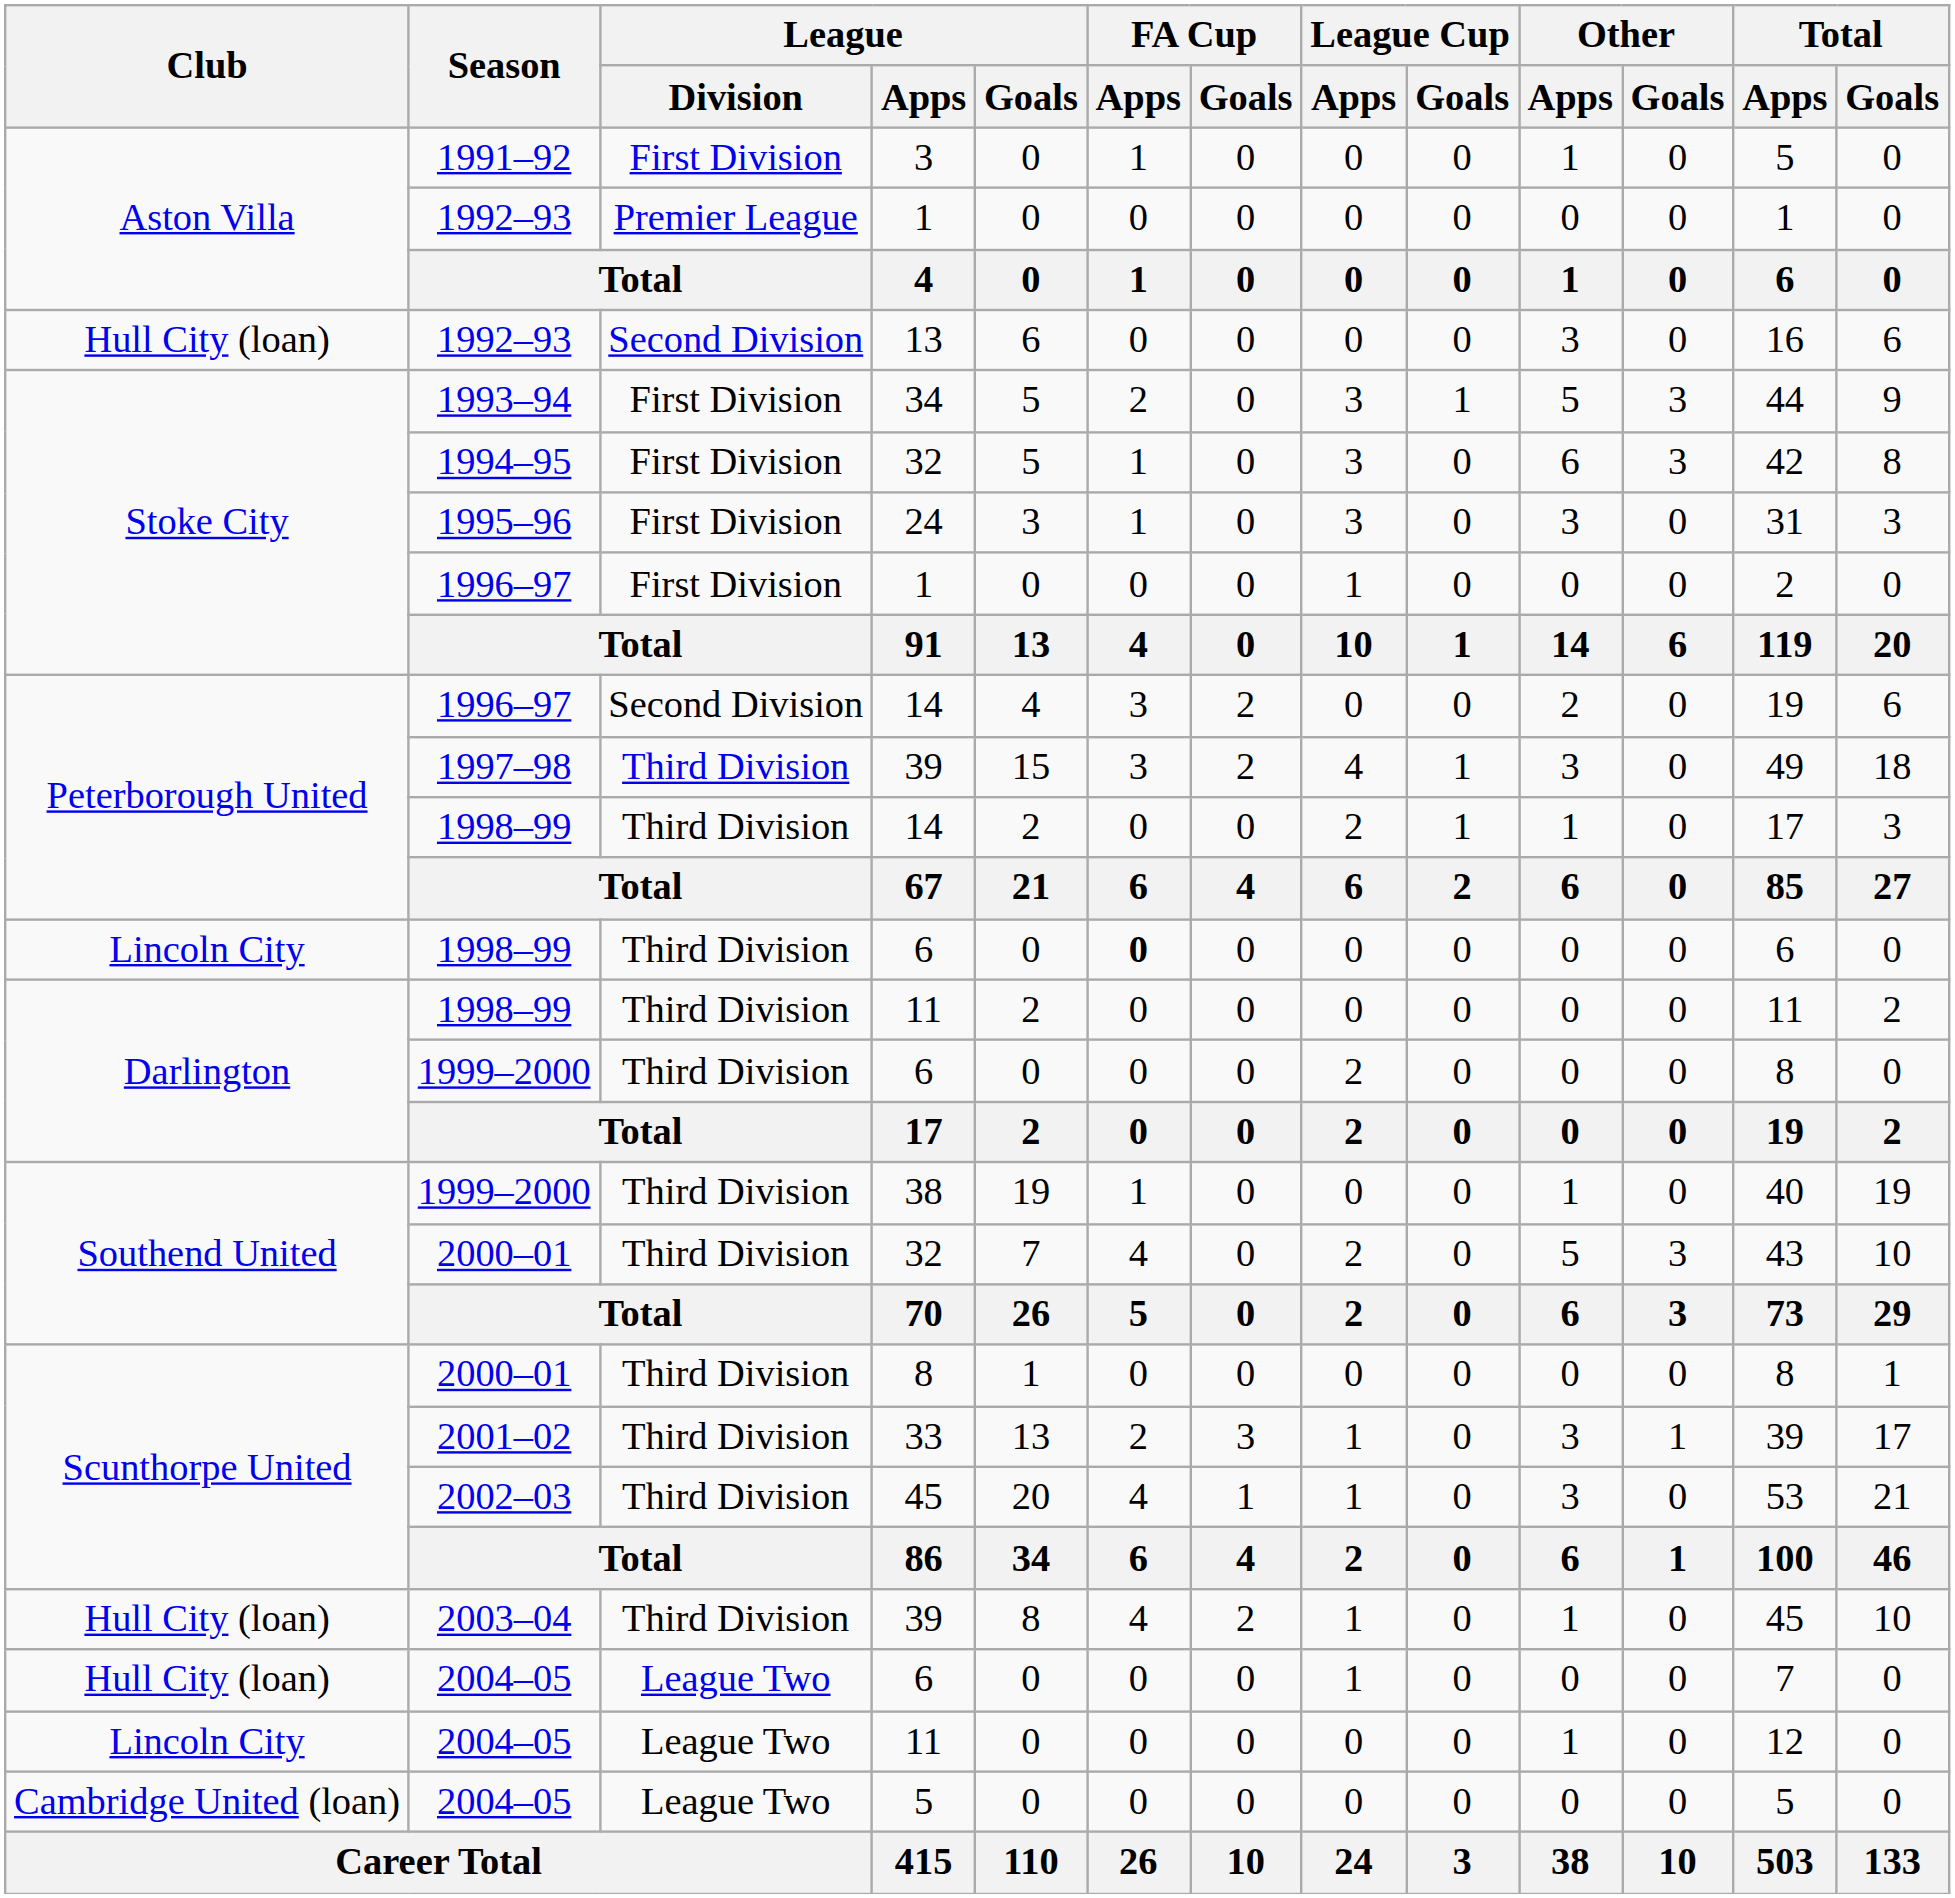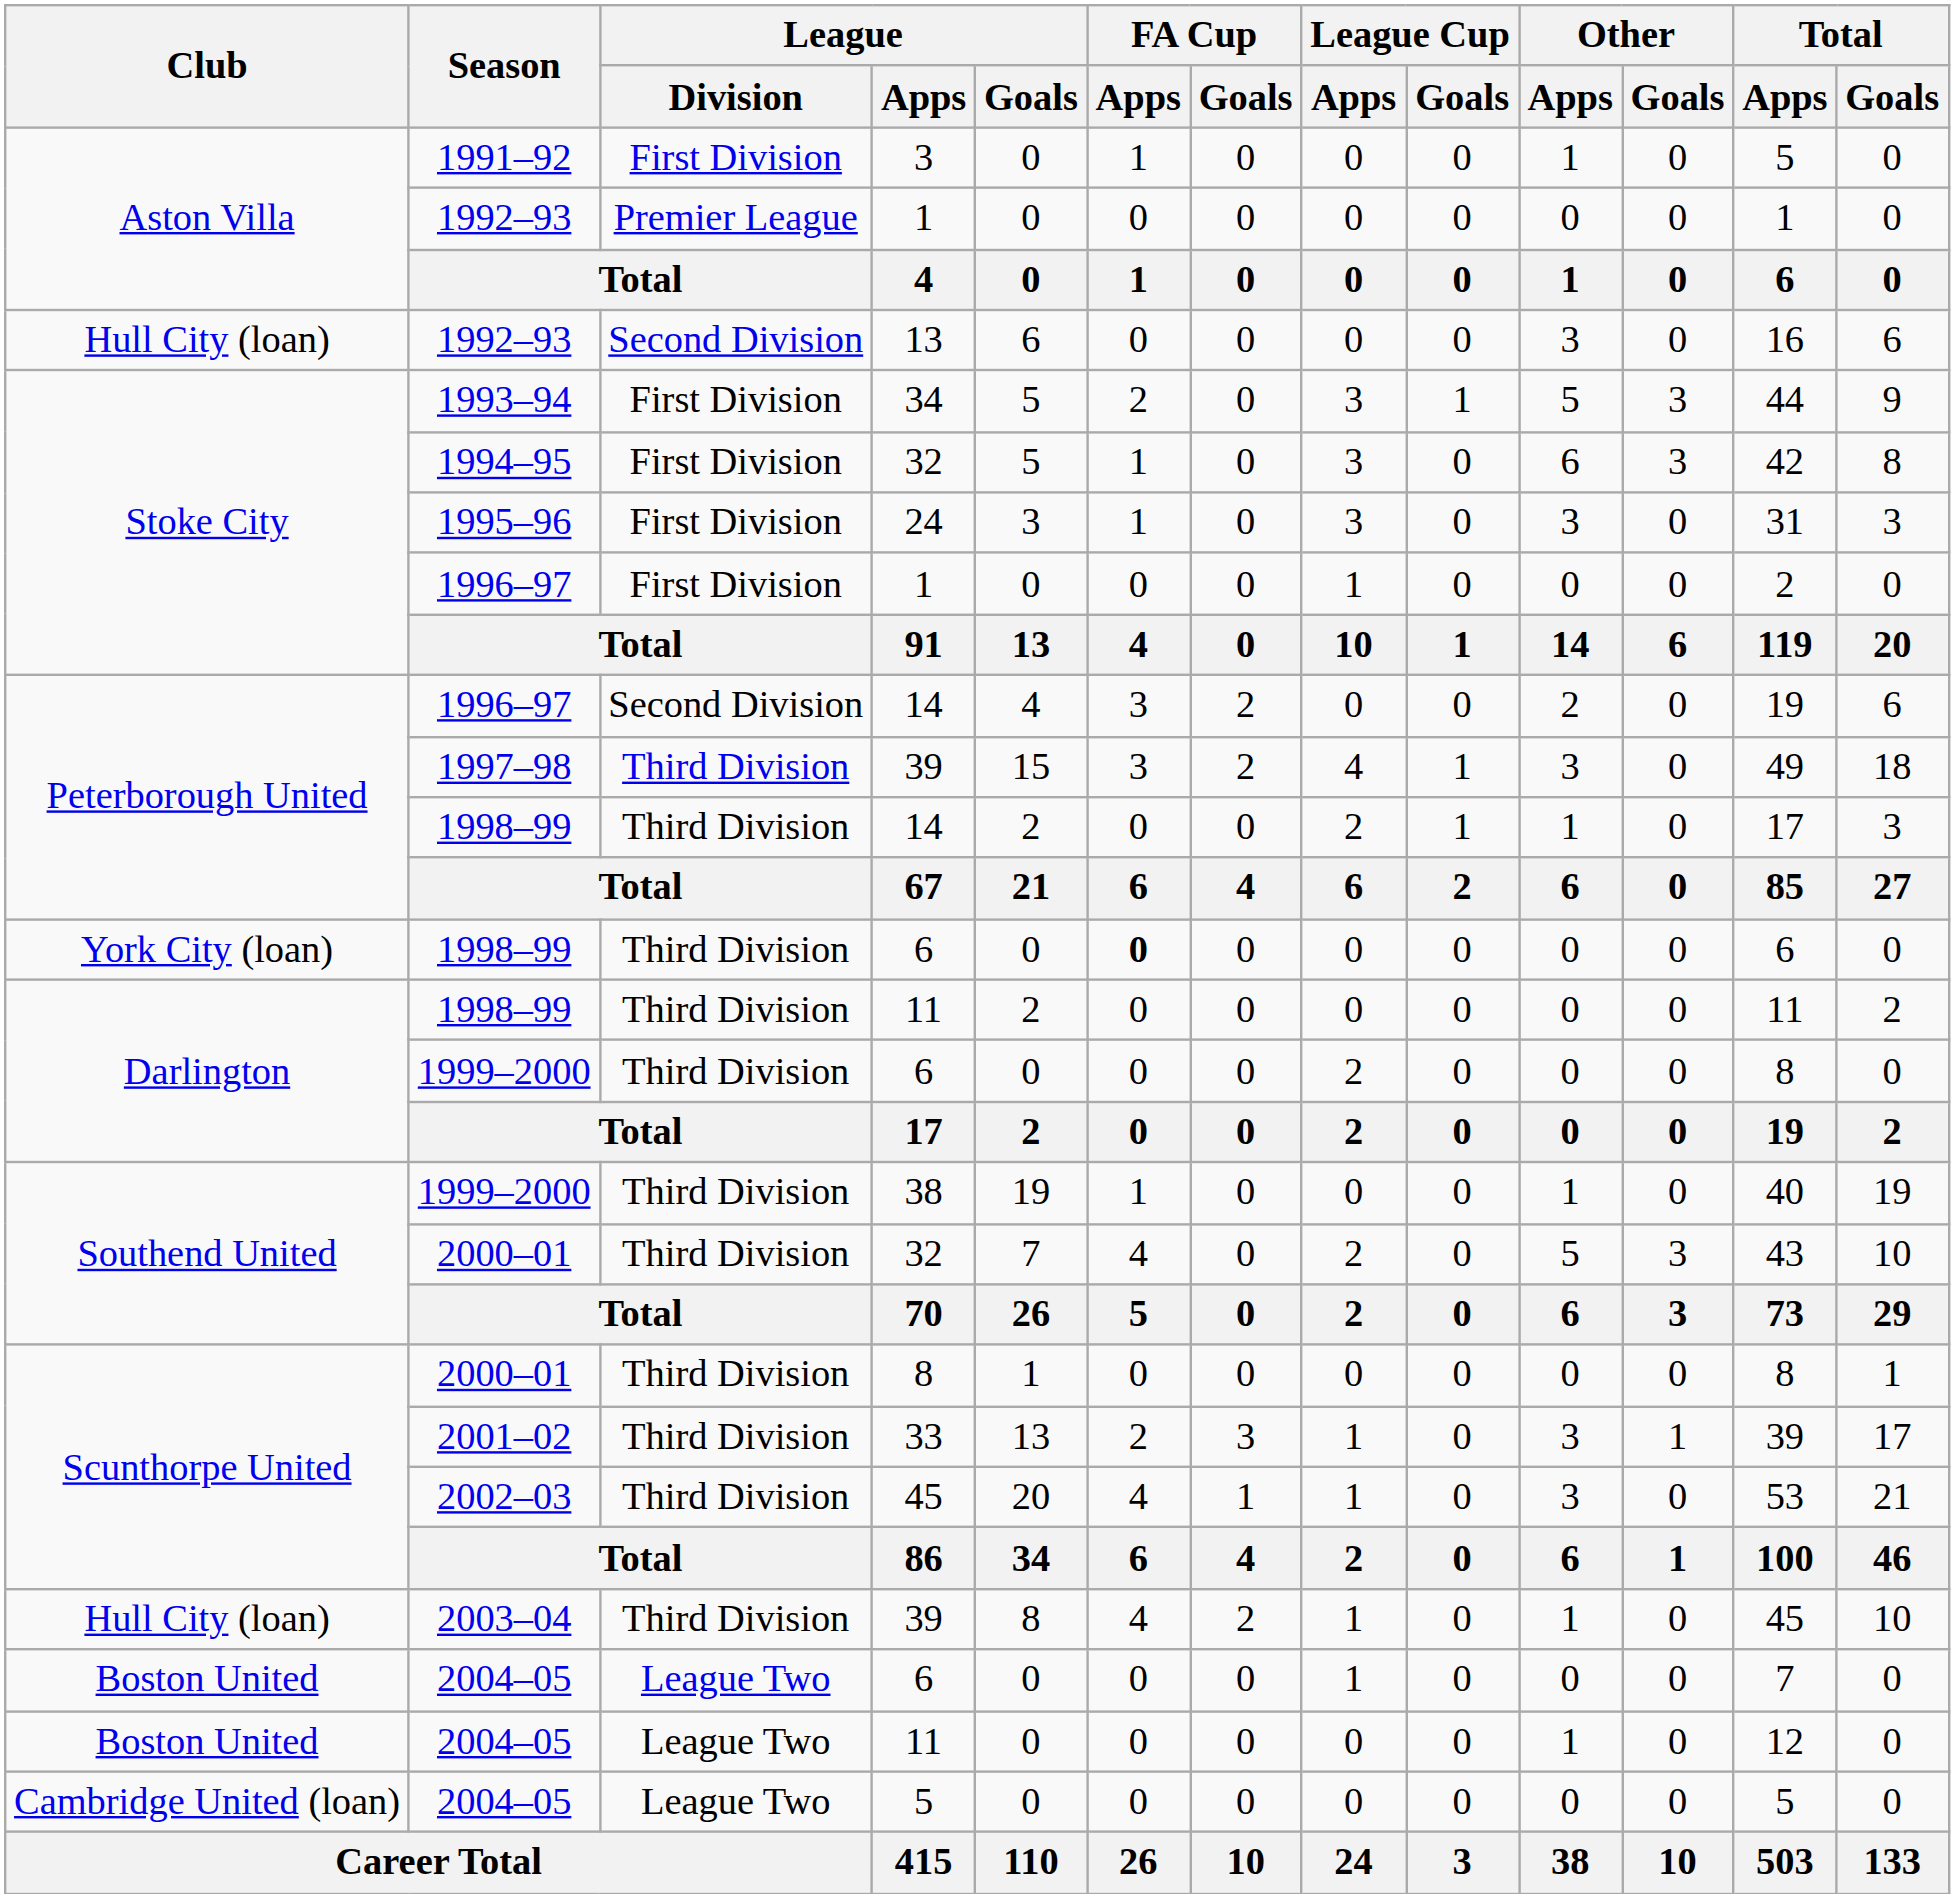(207, 948) Lincoln City -> (207, 948) York City (loan)
(207, 1679) Hull City (loan) -> (207, 1679) Boston United
(207, 1740) Lincoln City -> (207, 1740) Boston United
